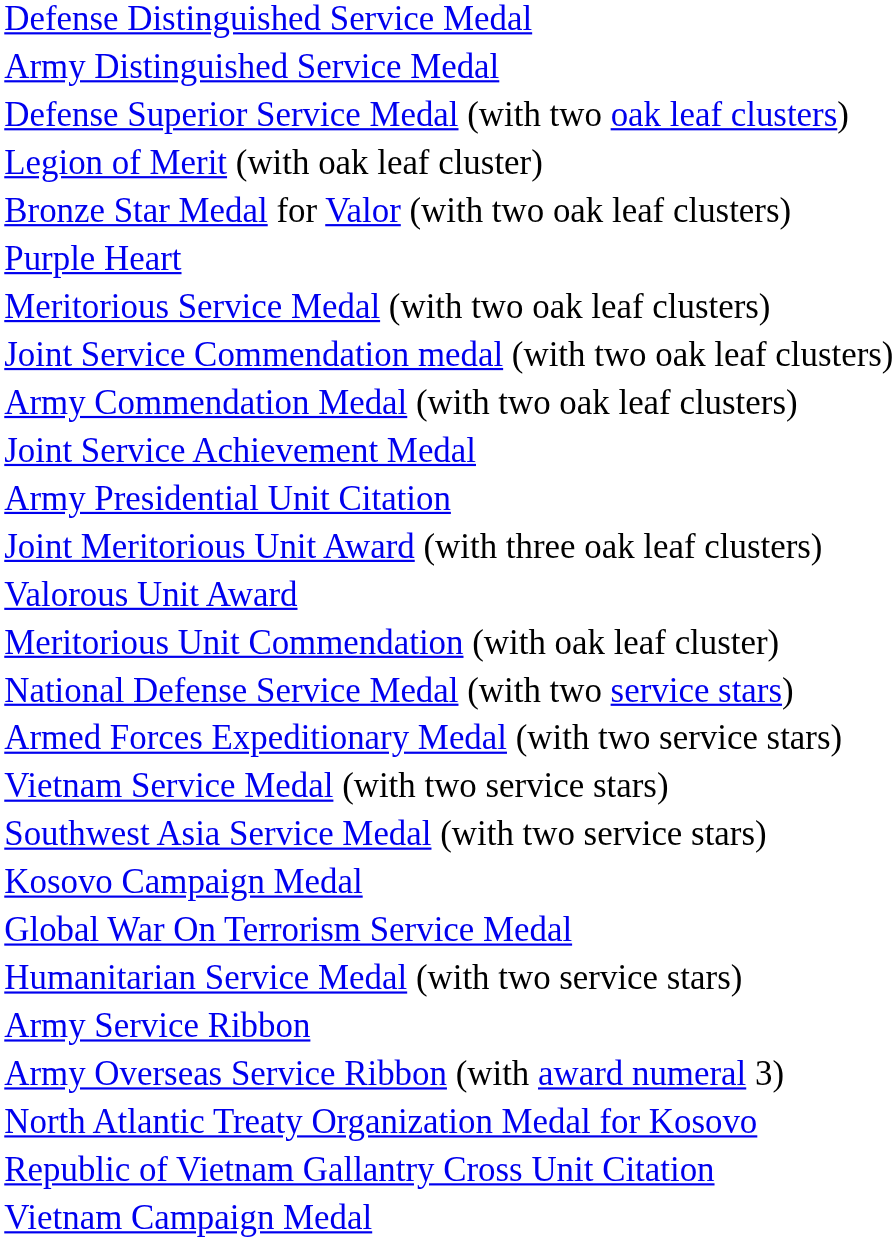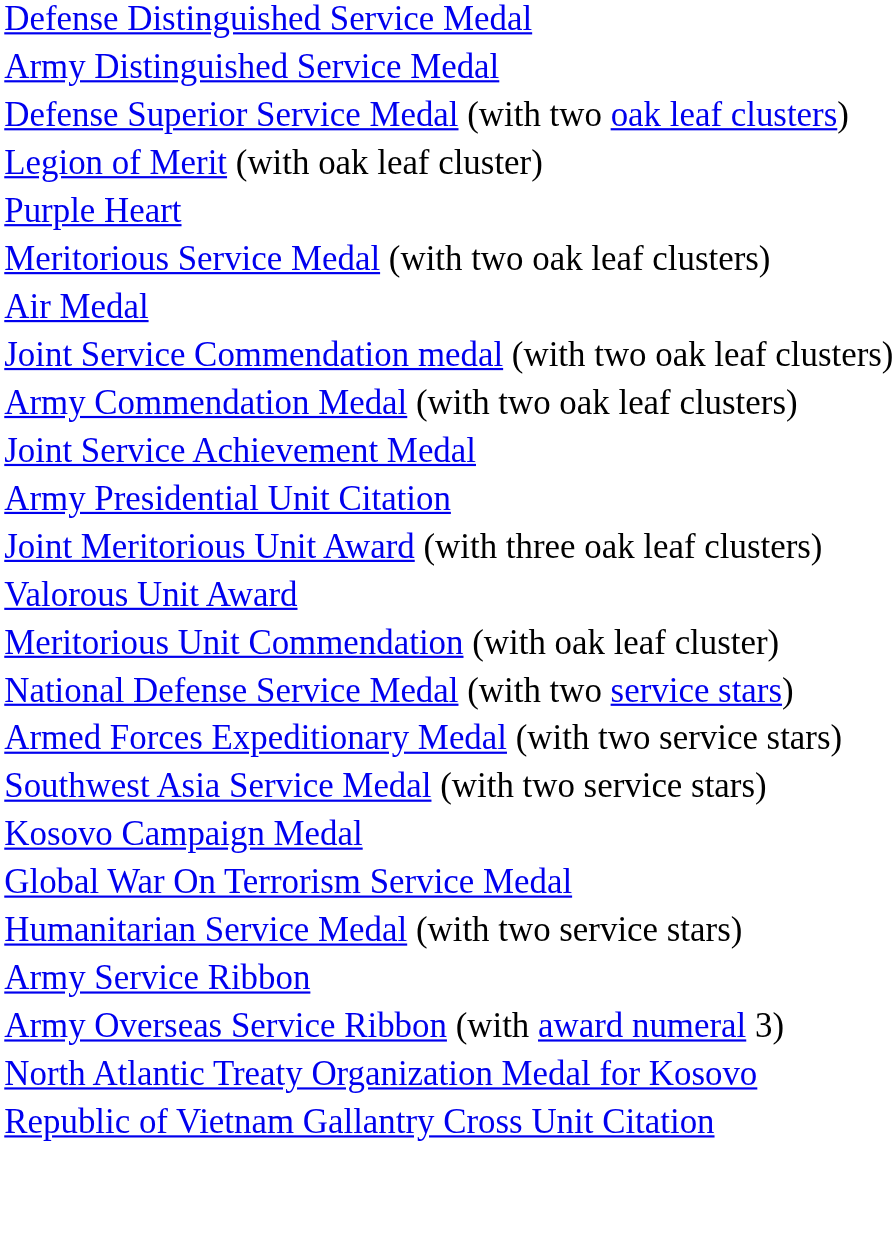- row: (398, 210)
+ row: (76, 306)
- row: (336, 785)
- row: (188, 1217)
